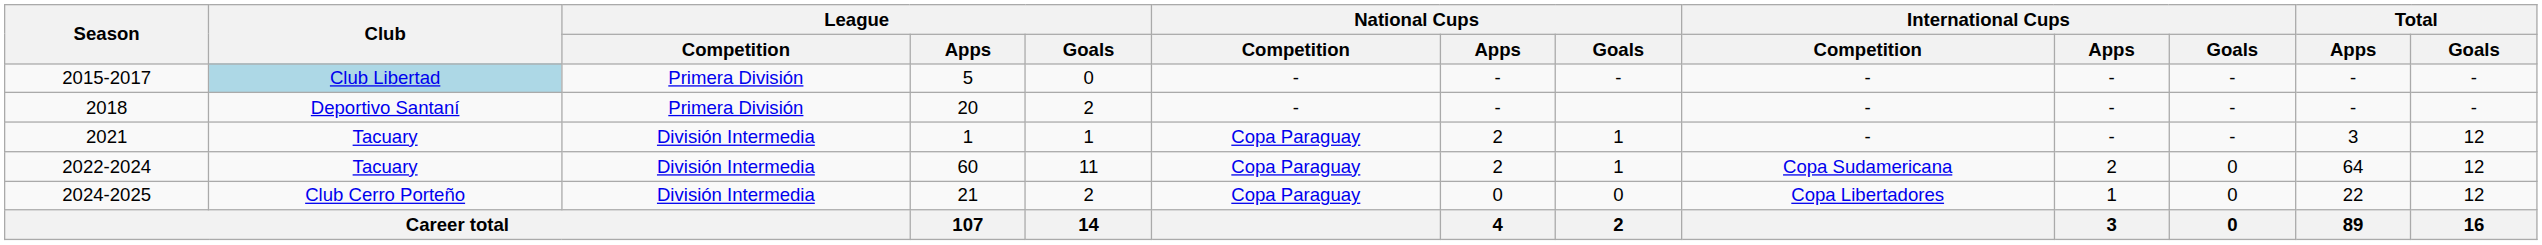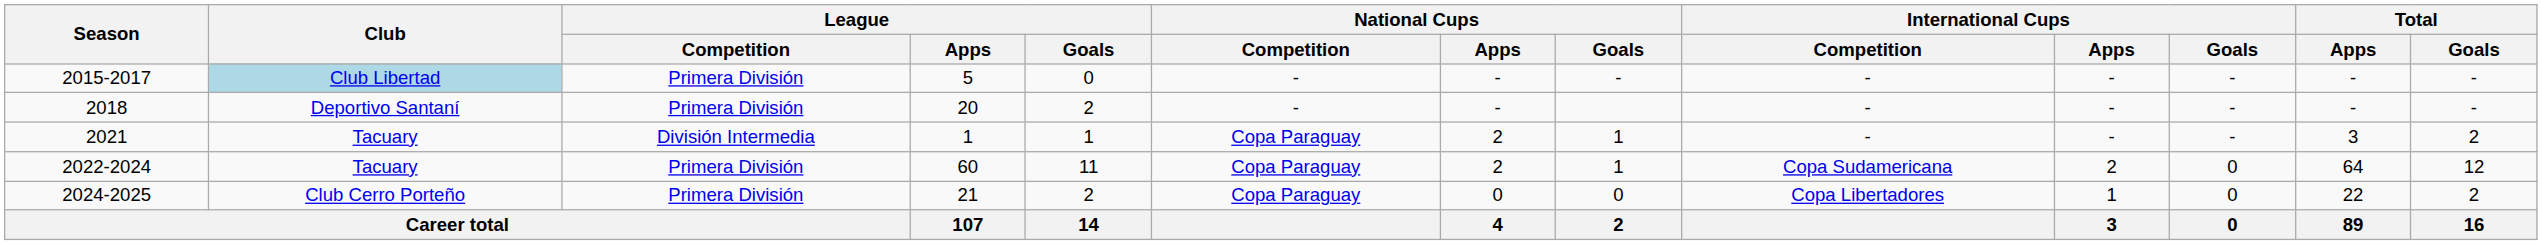(2474, 137) 12 -> (2474, 137) 2
(736, 166) División Intermedia -> (736, 166) Primera División
(736, 196) División Intermedia -> (736, 196) Primera División
(2474, 196) 12 -> (2474, 196) 2
